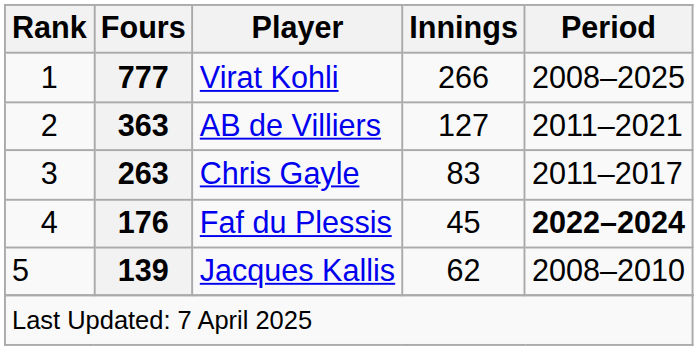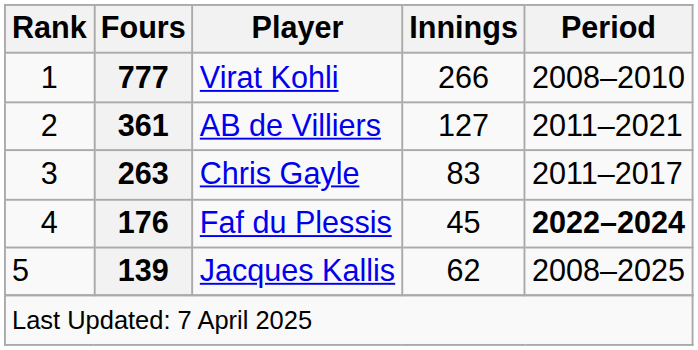(608, 77) 2008–2025 -> (608, 77) 2008–2010
(143, 125) 363 -> (143, 125) 361
(608, 271) 2008–2010 -> (608, 271) 2008–2025
